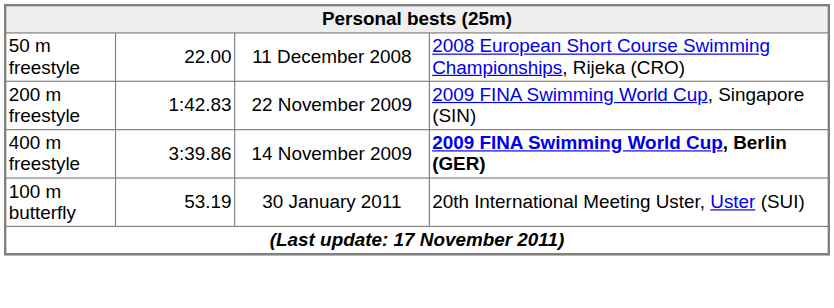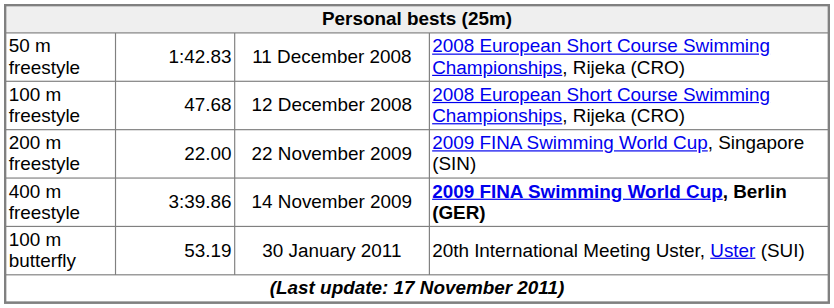(208, 57) 22.00 -> (200, 57) 1:42.83
+ row: (44, 105)
(200, 105) 1:42.83 -> (208, 153) 22.00
